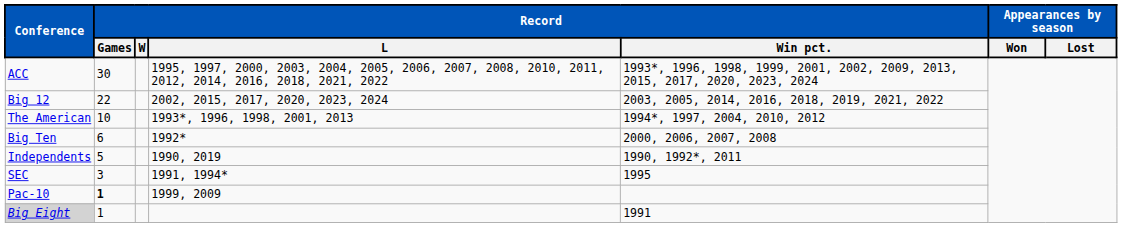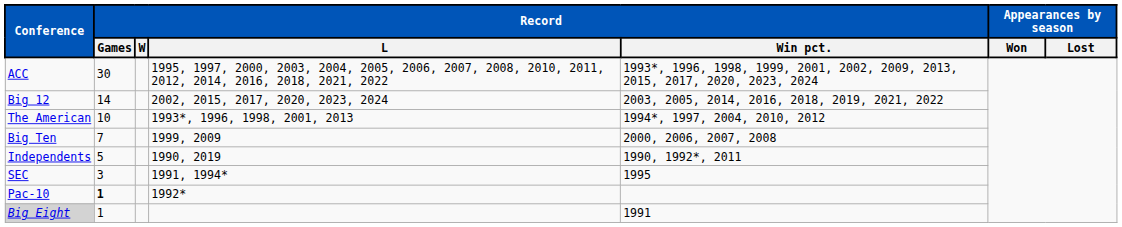(104, 100) 22 -> (104, 100) 14
(100, 138) 6 -> (100, 138) 7
(169, 138) 1992* -> (186, 138) 1999, 2009
(186, 194) 1999, 2009 -> (169, 194) 1992*
